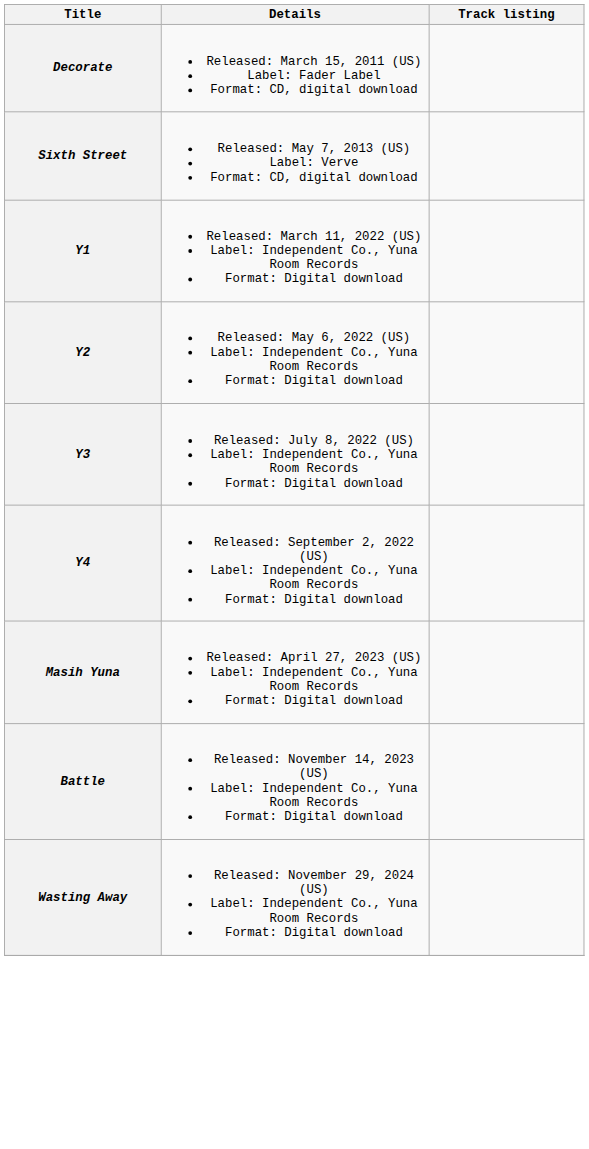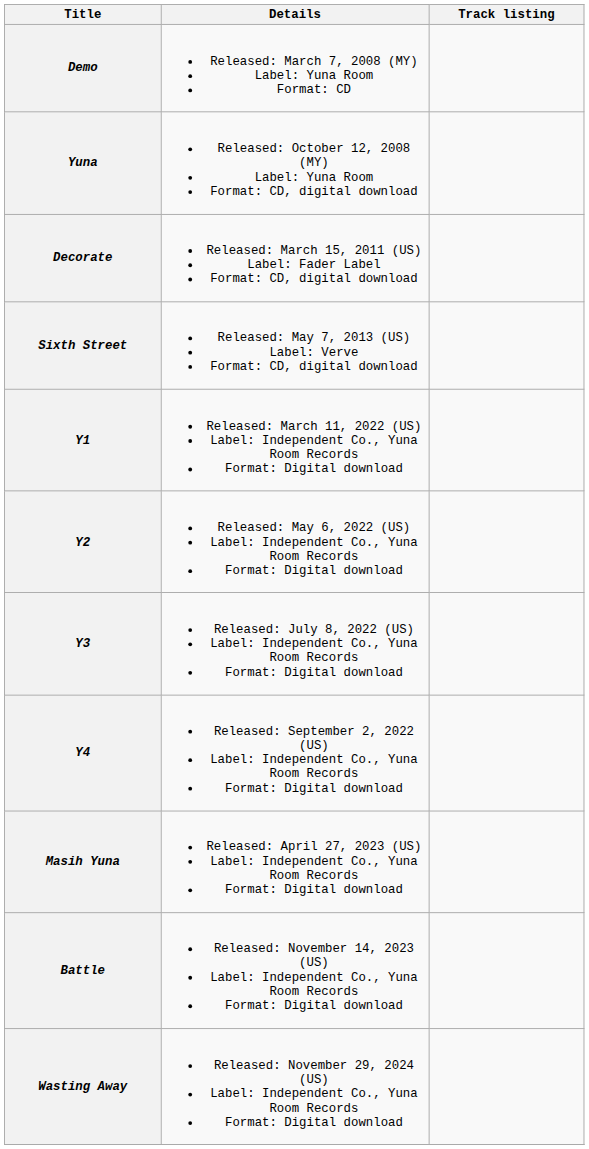+ row: (83, 68)
+ row: (83, 163)
